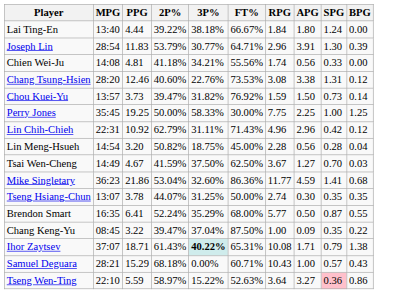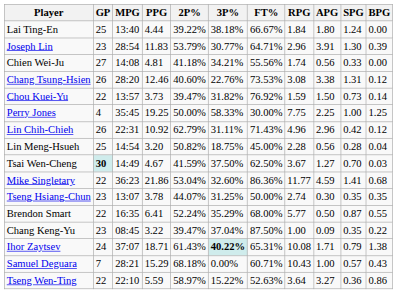+ column: (103, 12)
(333, 280) pink background -> (352, 280) no background
